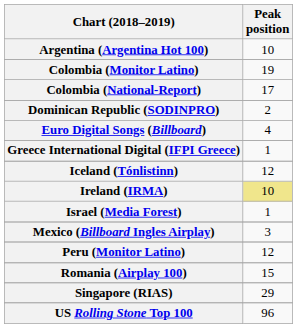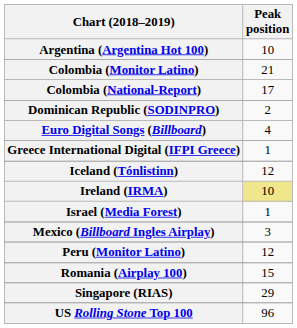(268, 69) 19 -> (268, 69) 21
